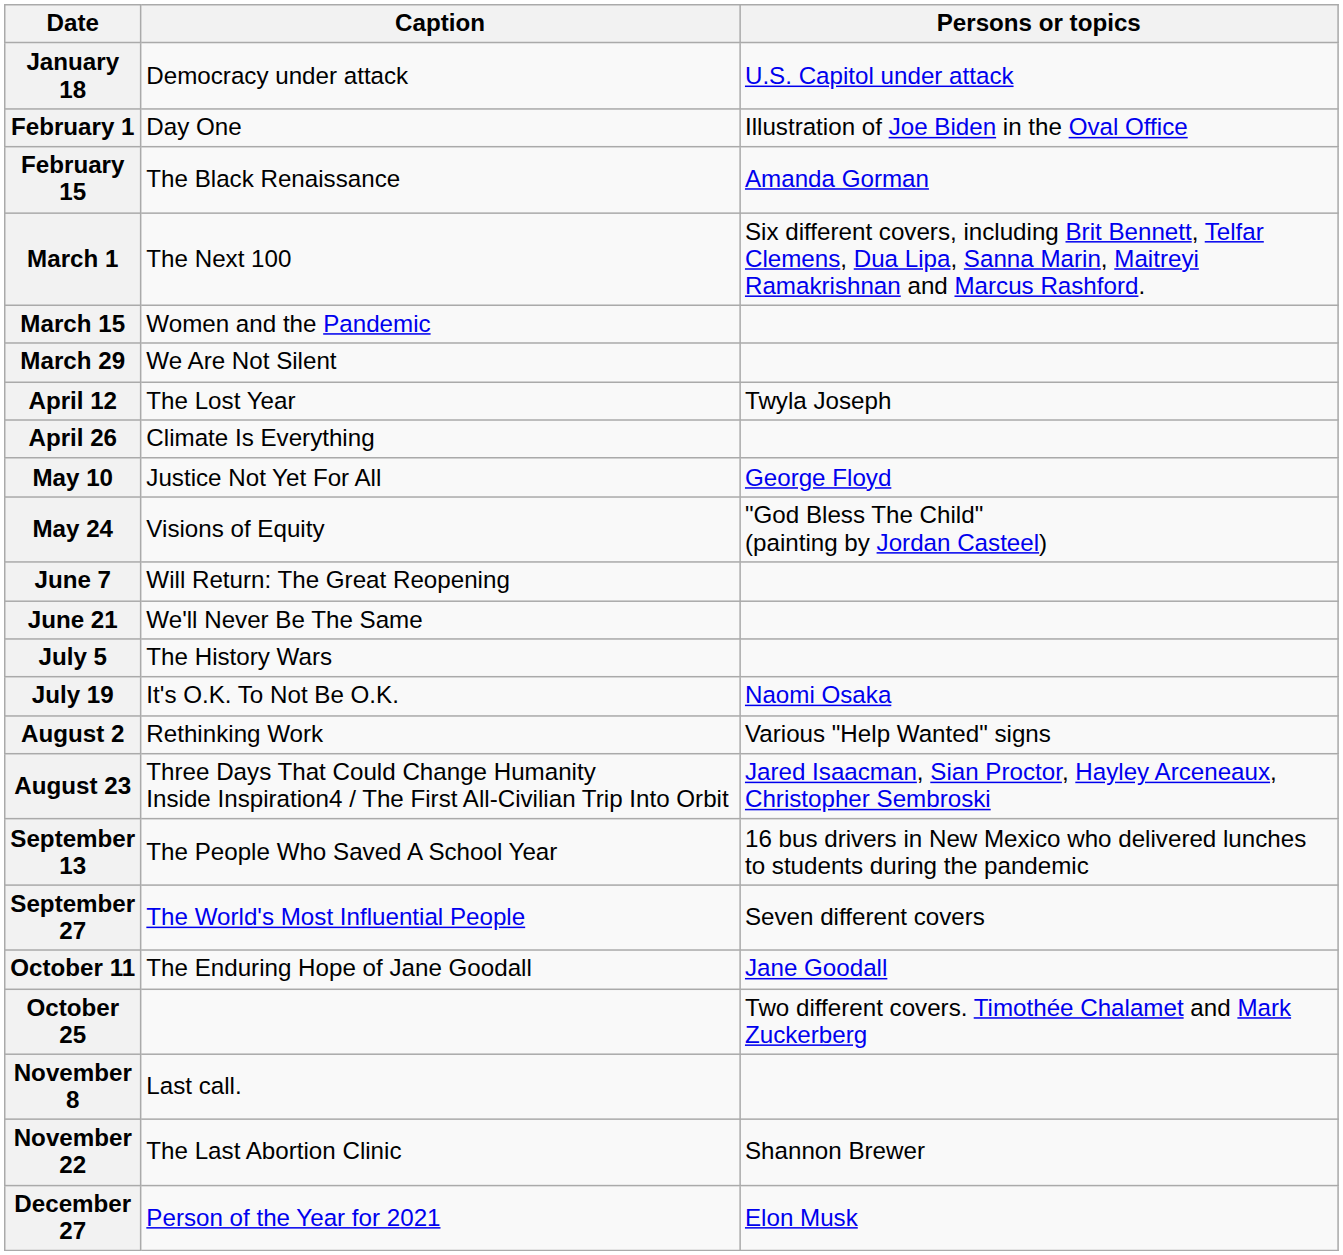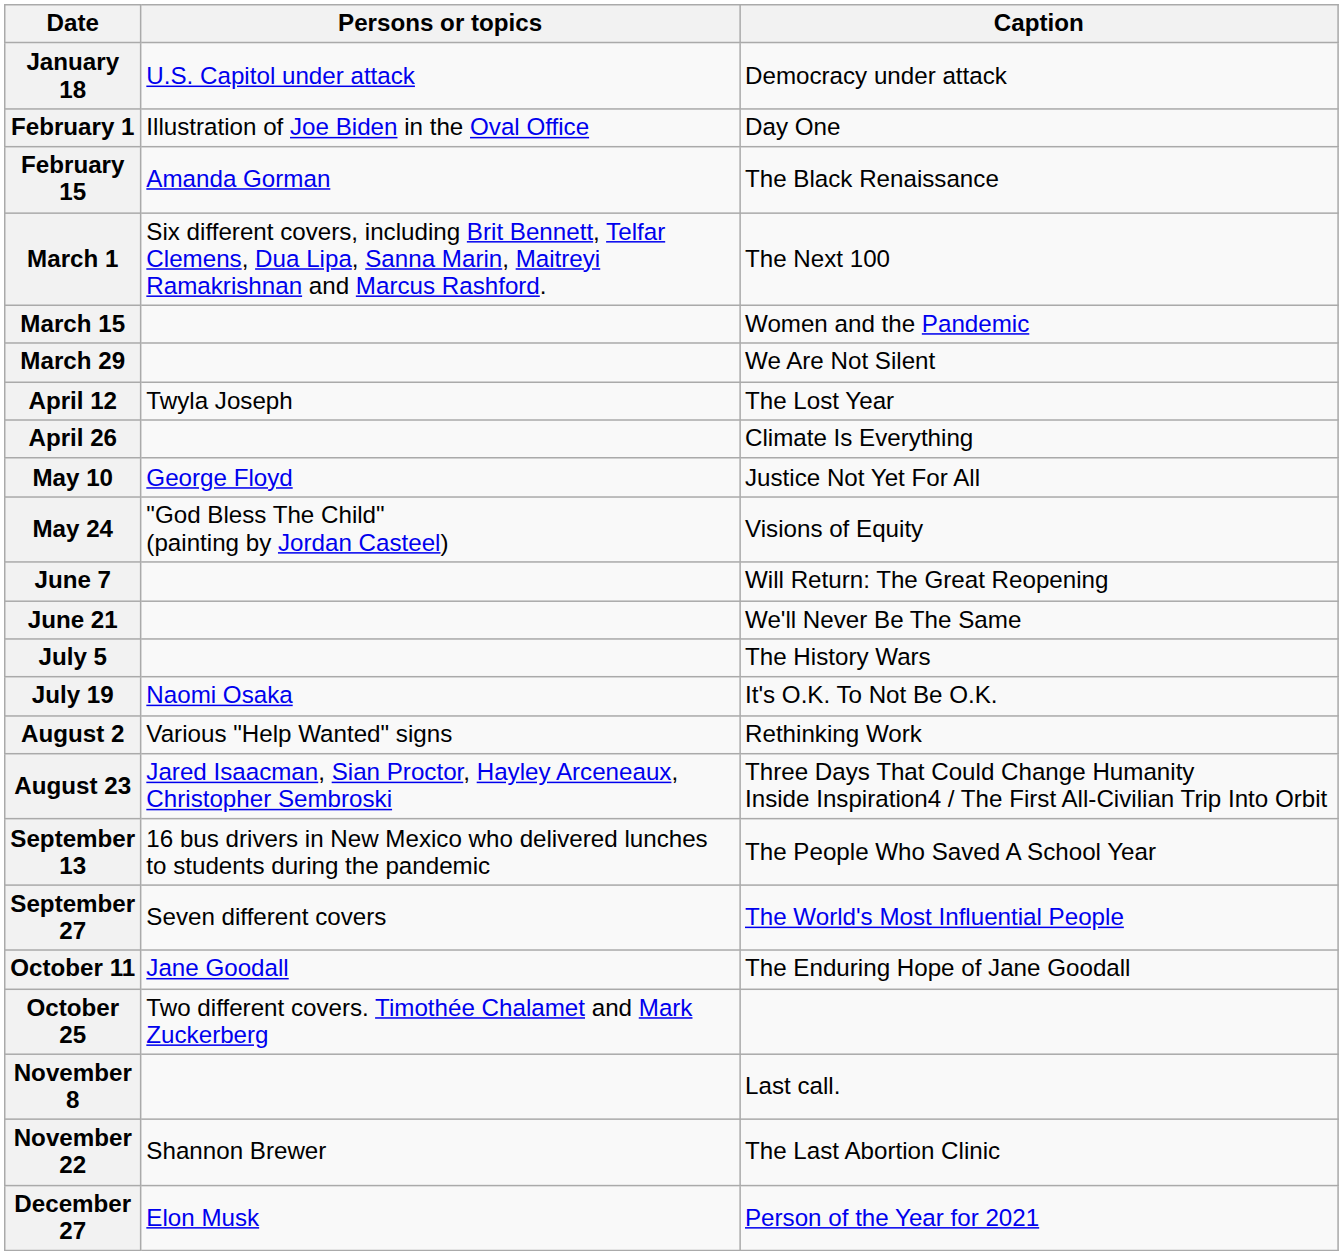columns swapped: (1039, 23) <-> (440, 23)
